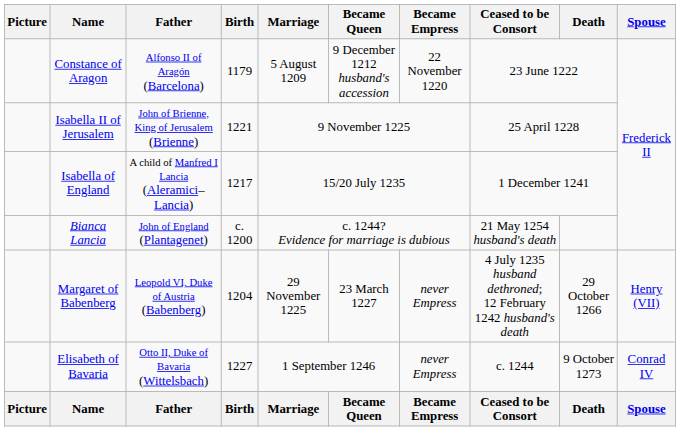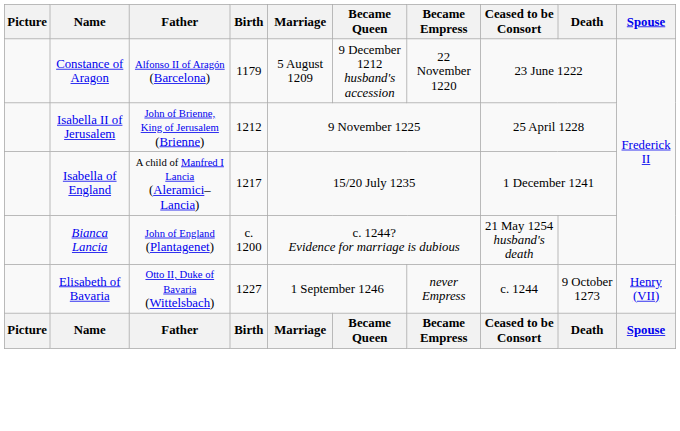(239, 127) 1221 -> (249, 127) 1212
- row: (88, 296)
(646, 366) Conrad IV -> (646, 288) Henry (VII)
